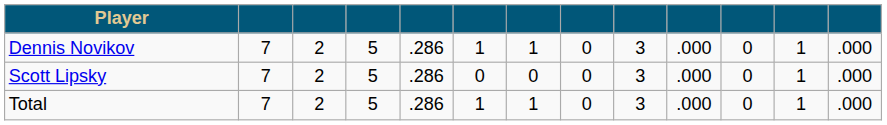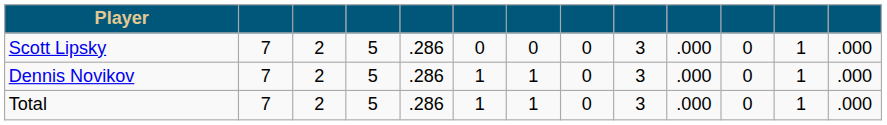rows swapped: (57, 76) <-> (72, 47)
